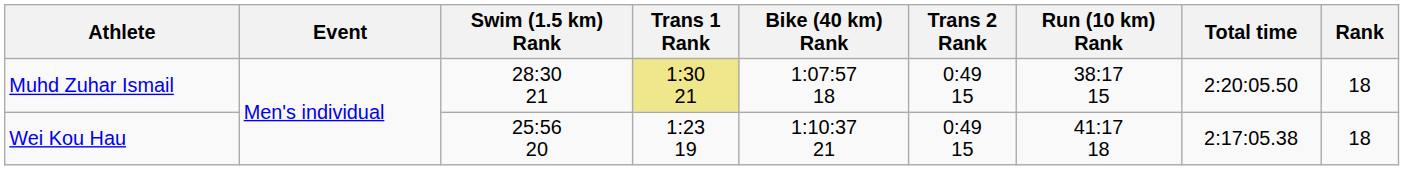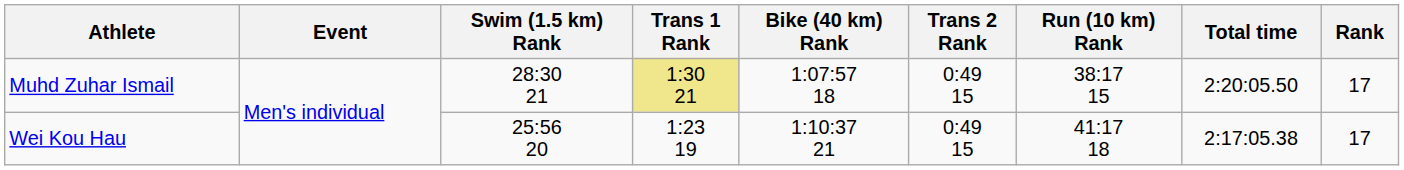(1360, 85) 18 -> (1360, 85) 17
(1360, 139) 18 -> (1360, 139) 17
